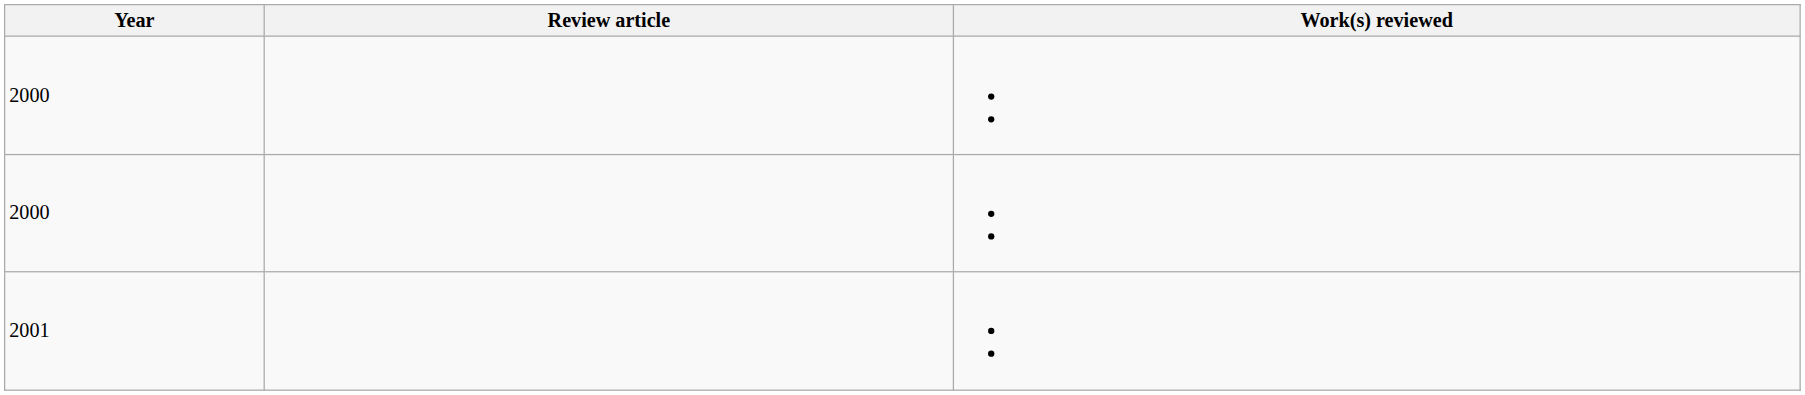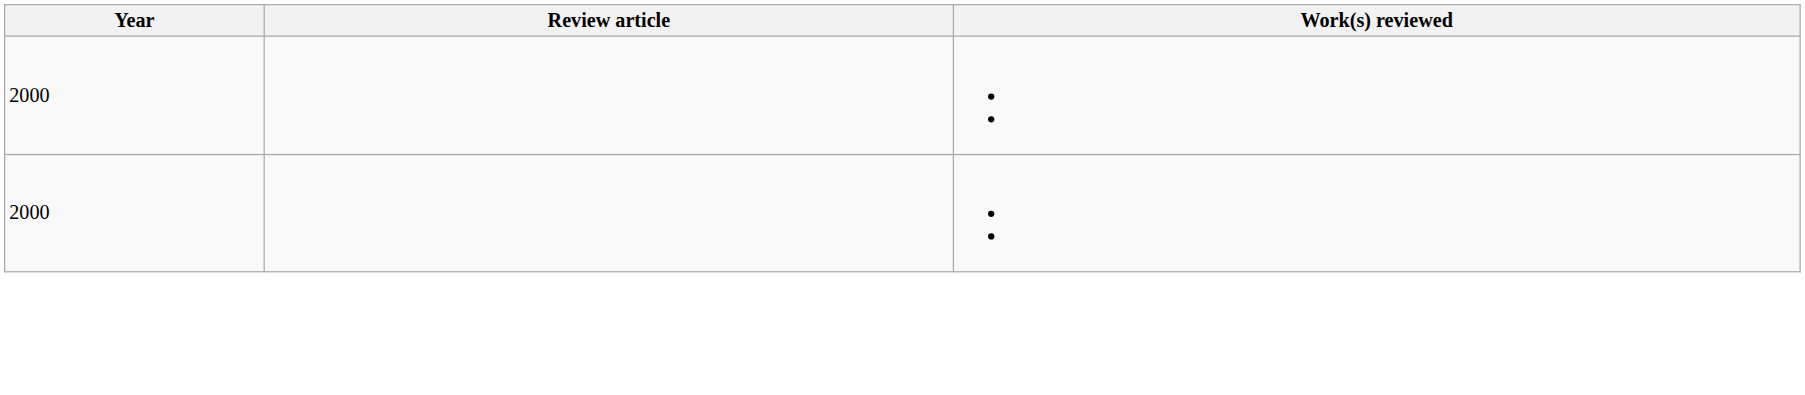- row: (29, 330)
